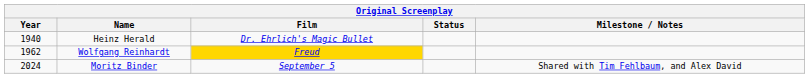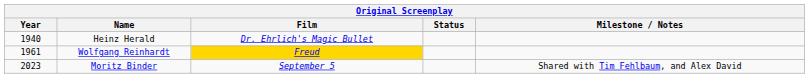(31, 53) 1962 -> (31, 53) 1961
(31, 66) 2024 -> (31, 66) 2023
